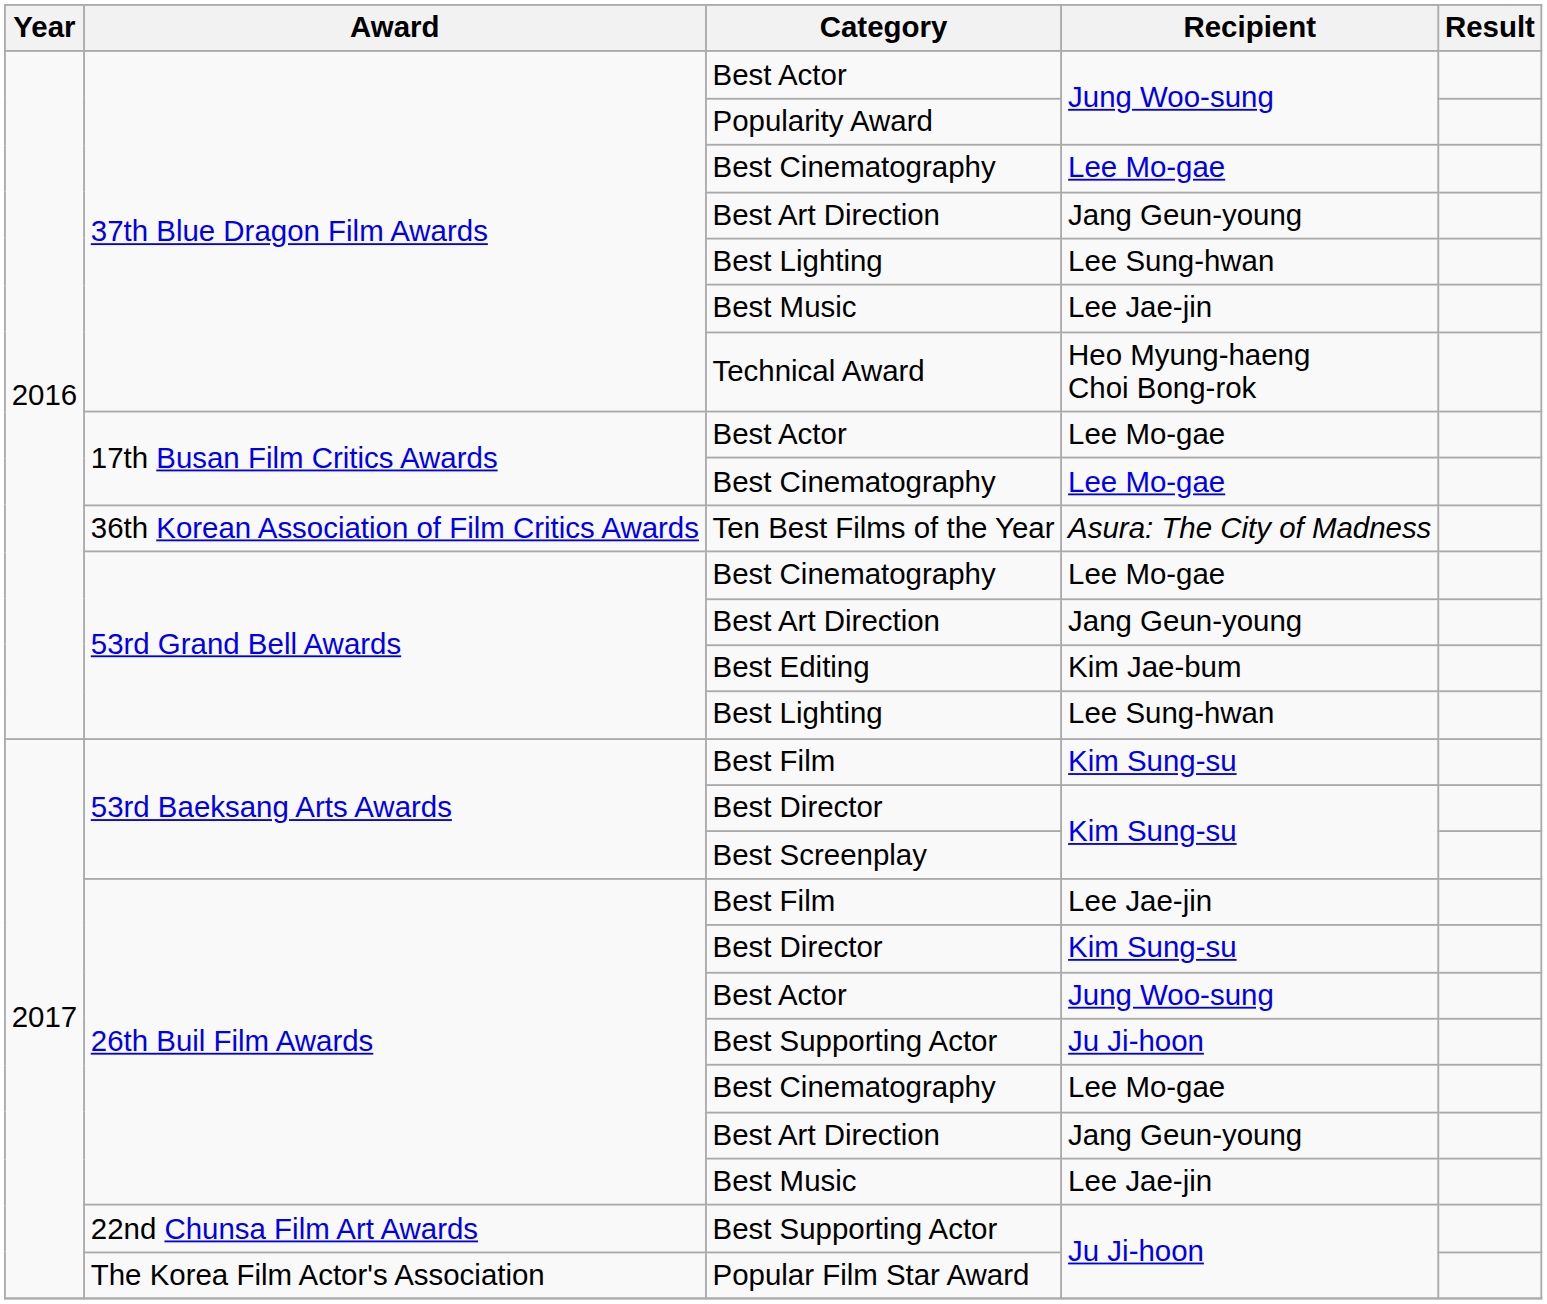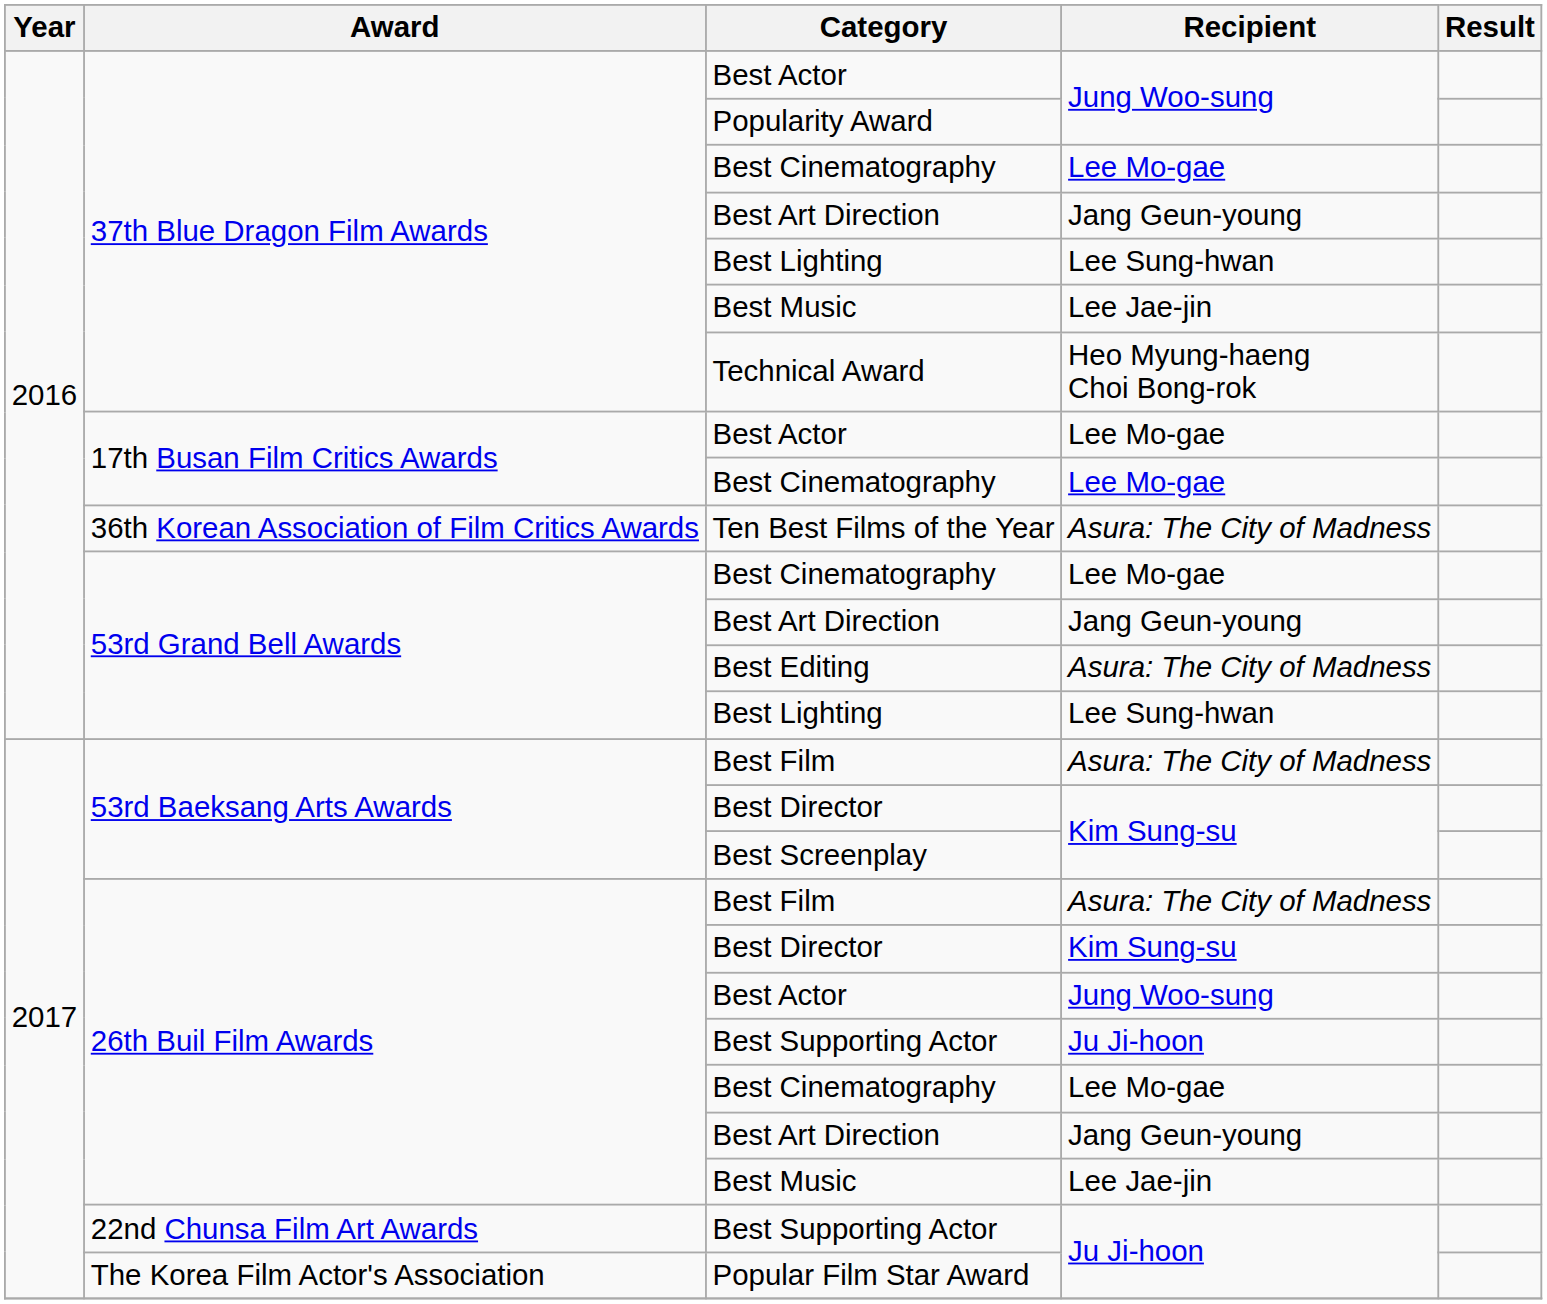(1155, 667) Kim Jae-bum -> (1250, 667) Asura: The City of Madness
(1152, 761) Kim Sung-su -> (1250, 761) Asura: The City of Madness
(1140, 901) Lee Jae-jin -> (1250, 901) Asura: The City of Madness
